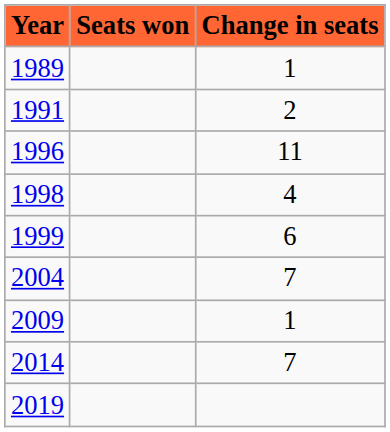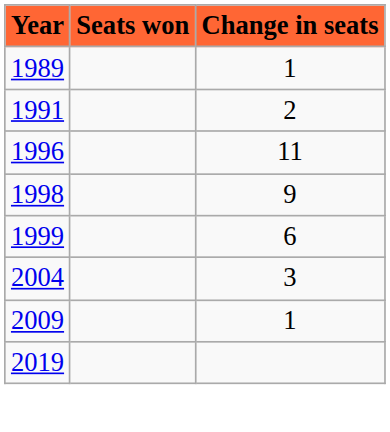(290, 194) 4 -> (290, 194) 9
(290, 278) 7 -> (290, 278) 3
- row: (38, 362)
